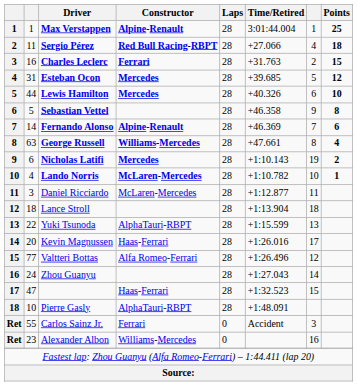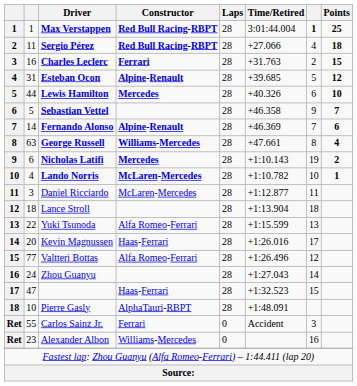(151, 28) Alpine-Renault -> (168, 28) Red Bull Racing-RBPT
(314, 28) normal -> (314, 28) bold
(138, 77) Mercedes -> (151, 77) Alpine-Renault
(337, 110) 8 -> (337, 110) 7
(155, 225) AlphaTauri-RBPT -> (158, 225) Alfa Romeo-Ferrari
